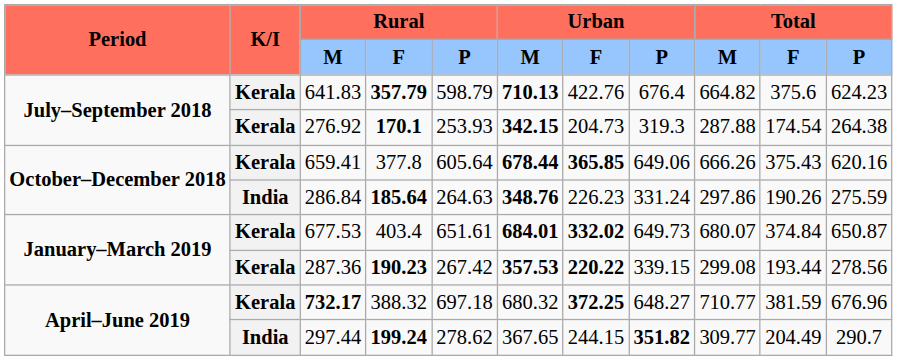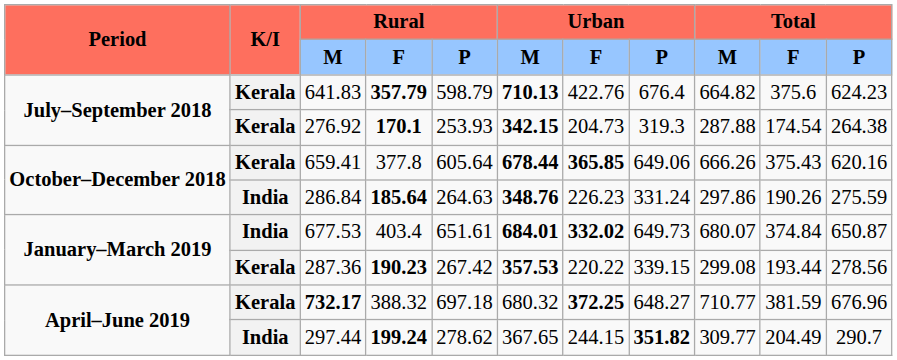(265, 232) Kerala -> (265, 232) India
(596, 267) bold -> (596, 267) normal
